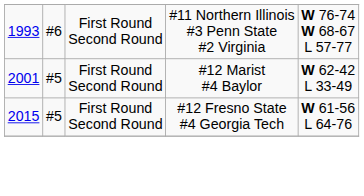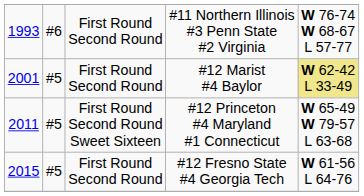(328, 78) no background -> (328, 78) khaki background
+ row: (232, 125)
